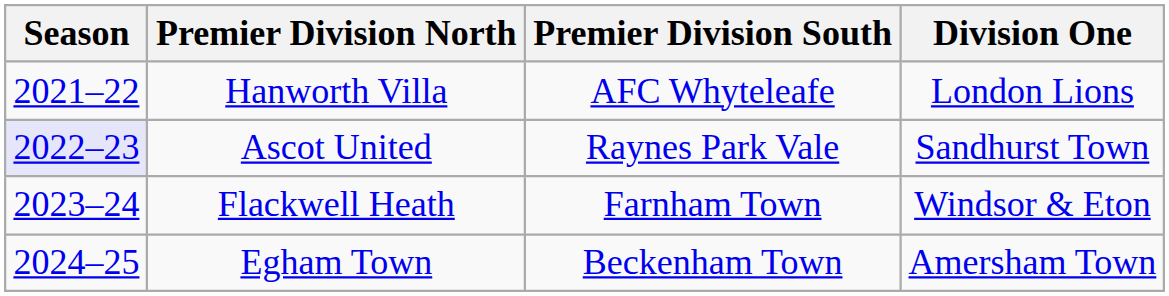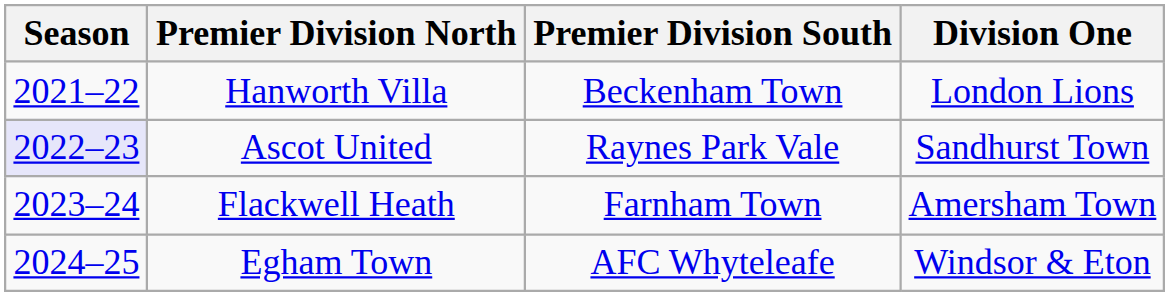(713, 90) AFC Whyteleafe -> (713, 90) Beckenham Town
(1032, 204) Windsor & Eton -> (1032, 204) Amersham Town
(713, 261) Beckenham Town -> (713, 261) AFC Whyteleafe
(1032, 261) Amersham Town -> (1032, 261) Windsor & Eton
